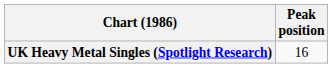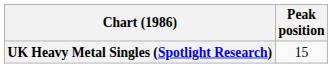(301, 52) 16 -> (301, 52) 15
